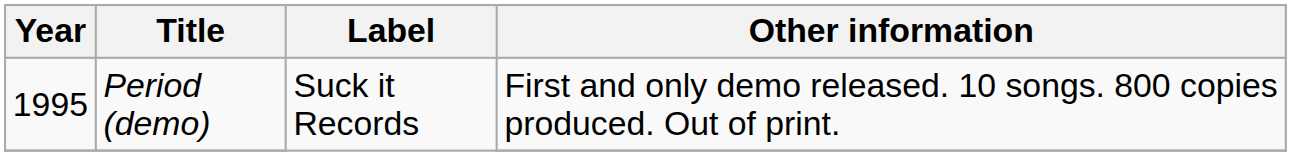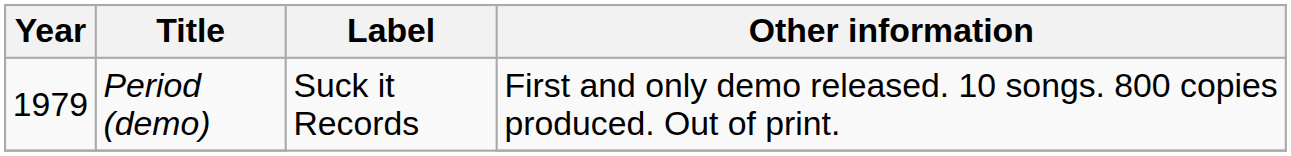(50, 103) 1995 -> (50, 103) 1979
